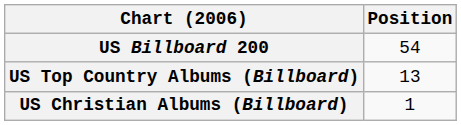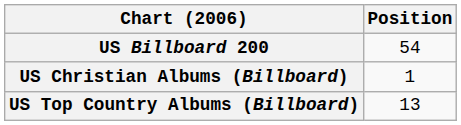rows swapped: (184, 106) <-> (184, 77)
